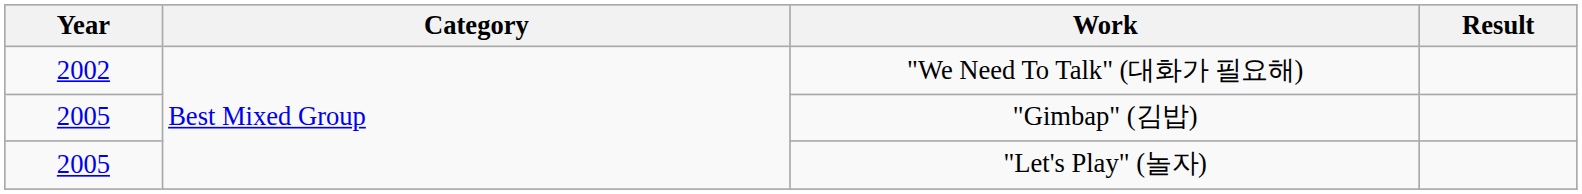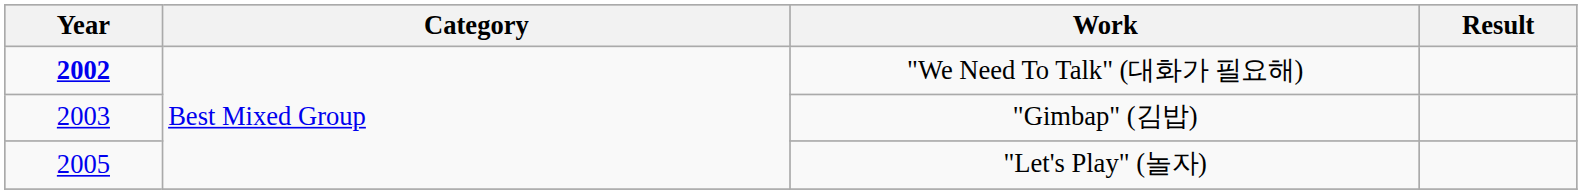(83, 70) normal -> (83, 70) bold
(83, 117) 2005 -> (83, 117) 2003
